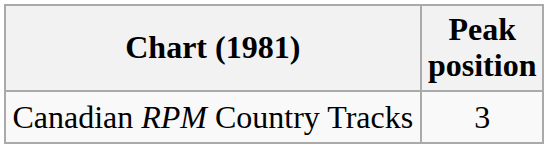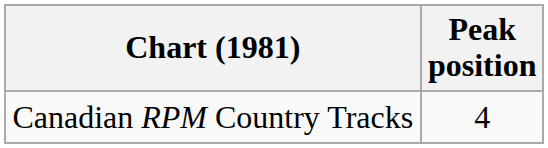(482, 116) 3 -> (482, 116) 4
